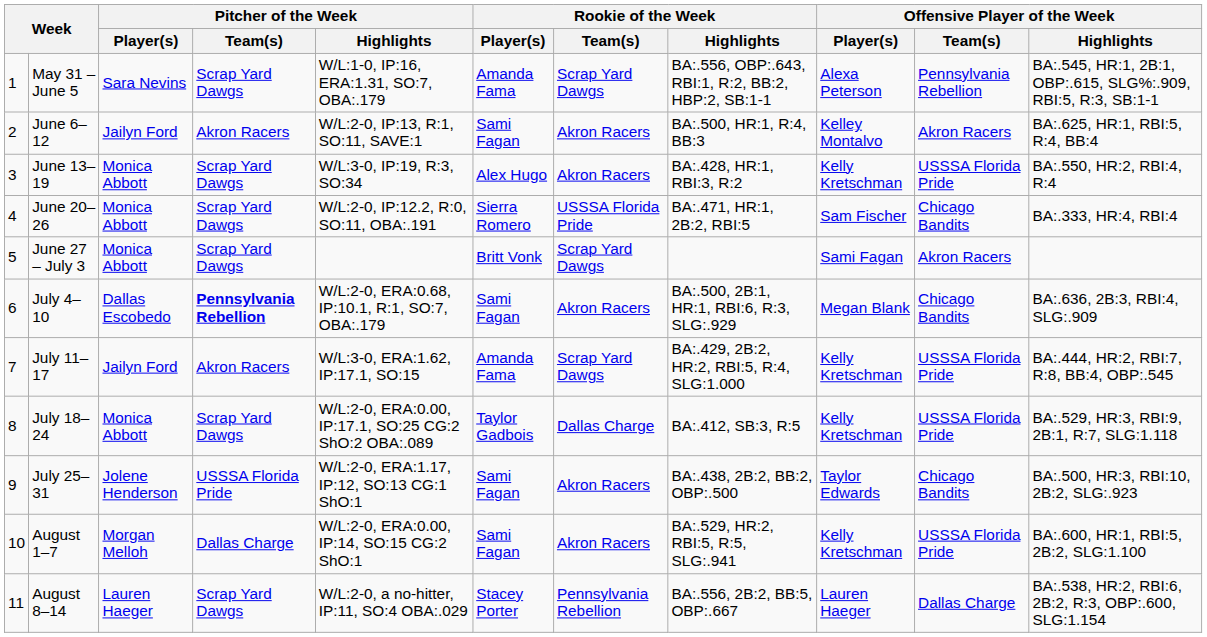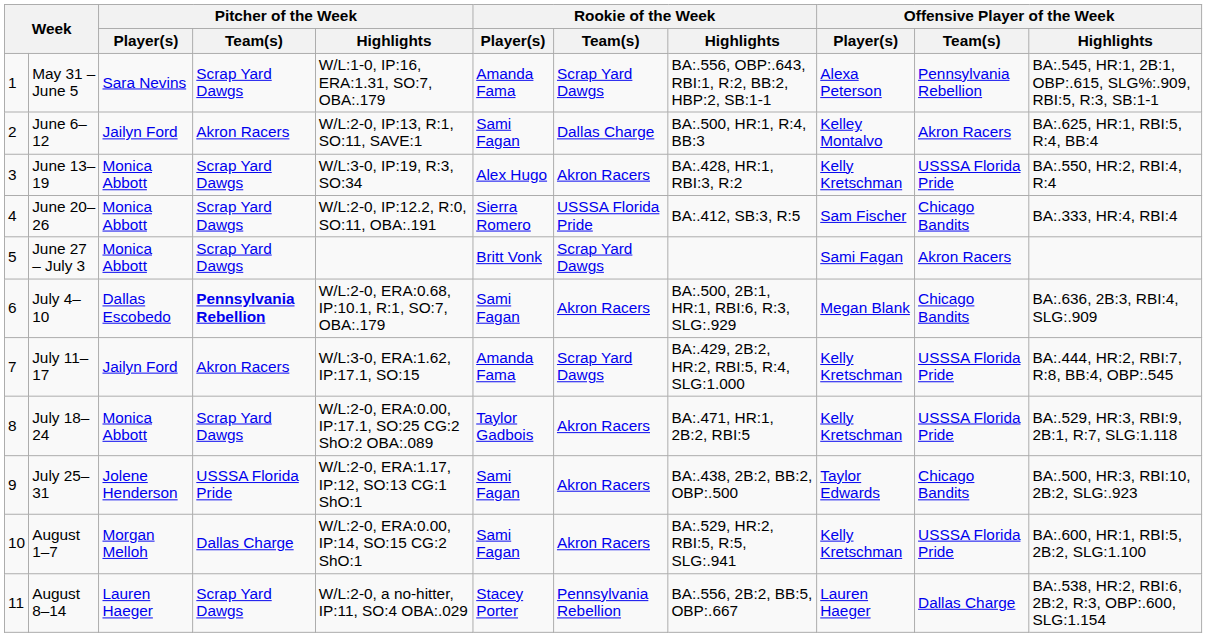(603, 132) Akron Racers -> (606, 132) Dallas Charge
(723, 216) BA:.471, HR:1, 2B:2, RBI:5 -> (736, 216) BA:.412, SB:3, R:5
(606, 426) Dallas Charge -> (603, 426) Akron Racers
(736, 426) BA:.412, SB:3, R:5 -> (723, 425) BA:.471, HR:1, 2B:2, RBI:5
